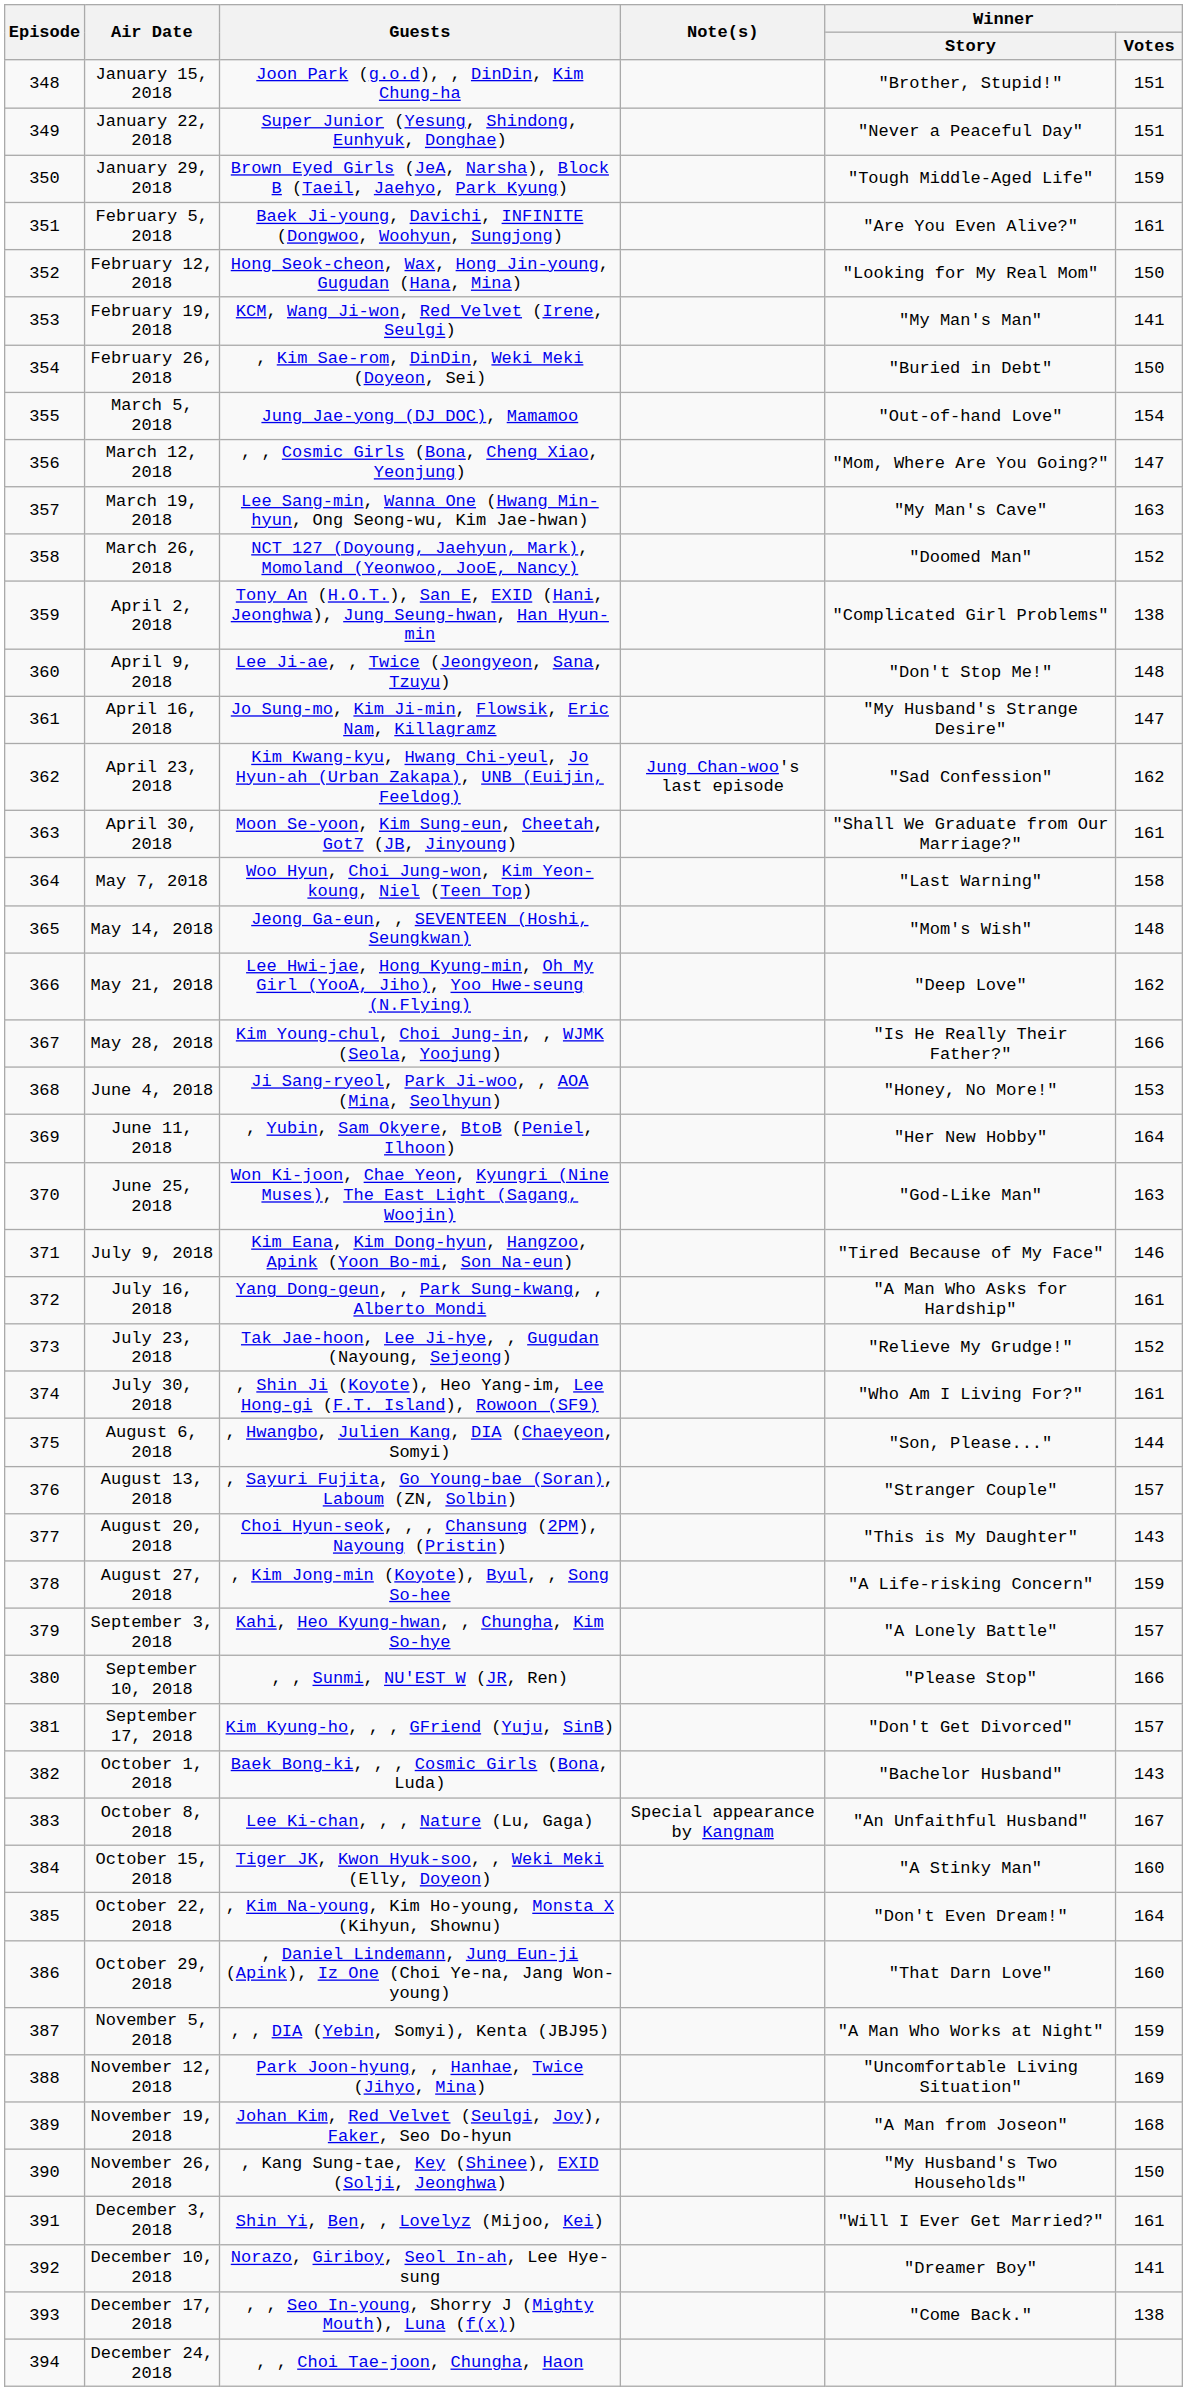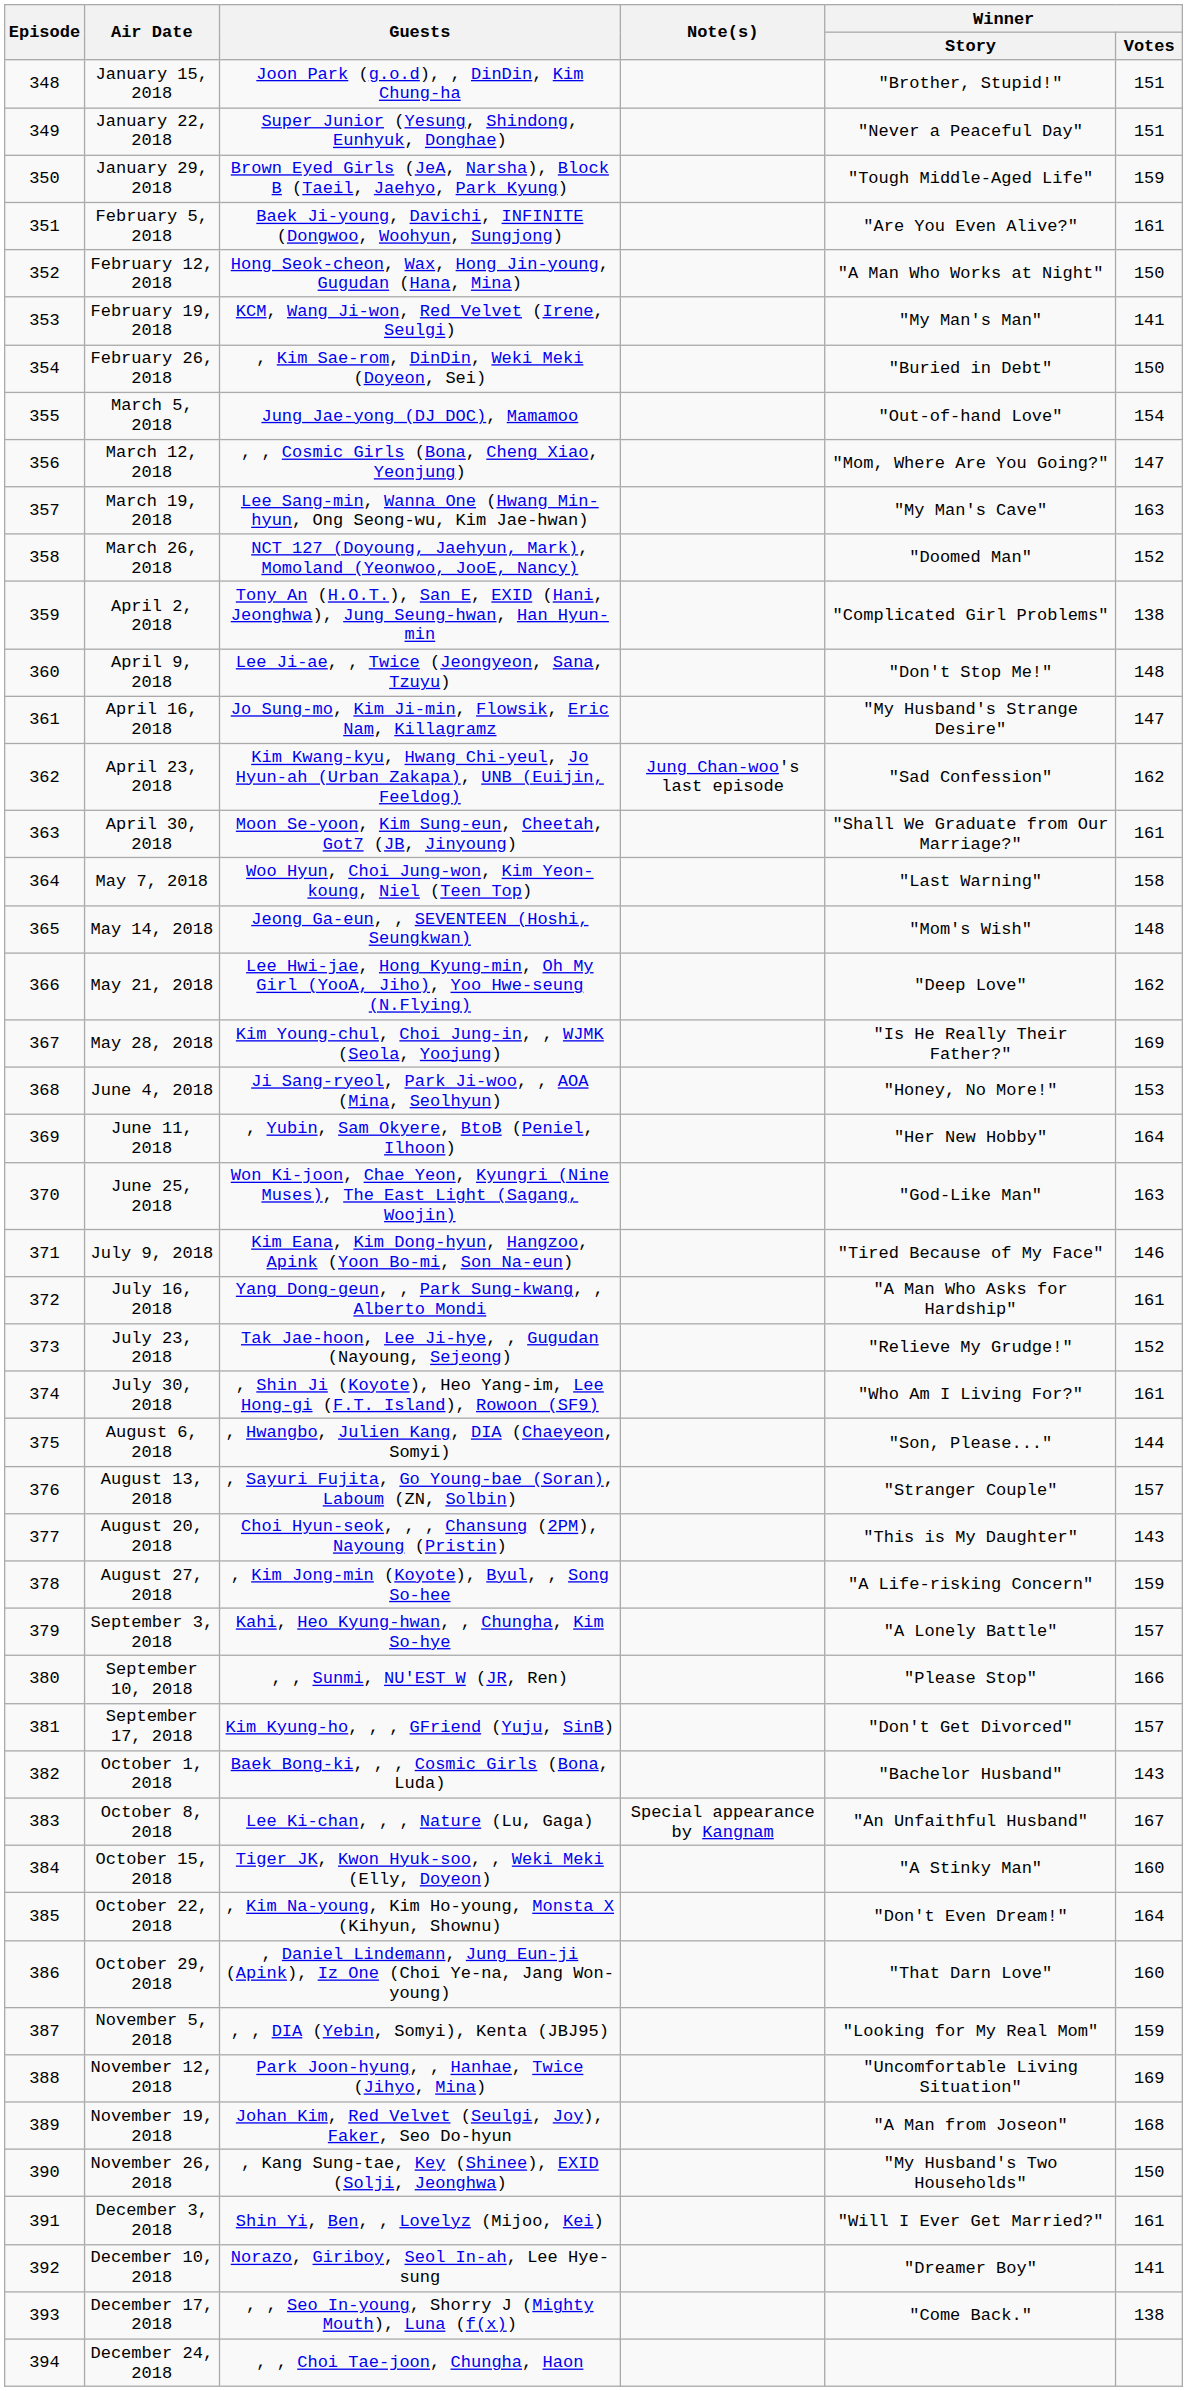(971, 273) "Looking for My Real Mom" -> (971, 273) "A Man Who Works at Night"
(1149, 1044) 166 -> (1149, 1044) 169
(971, 2031) "A Man Who Works at Night" -> (971, 2031) "Looking for My Real Mom"
